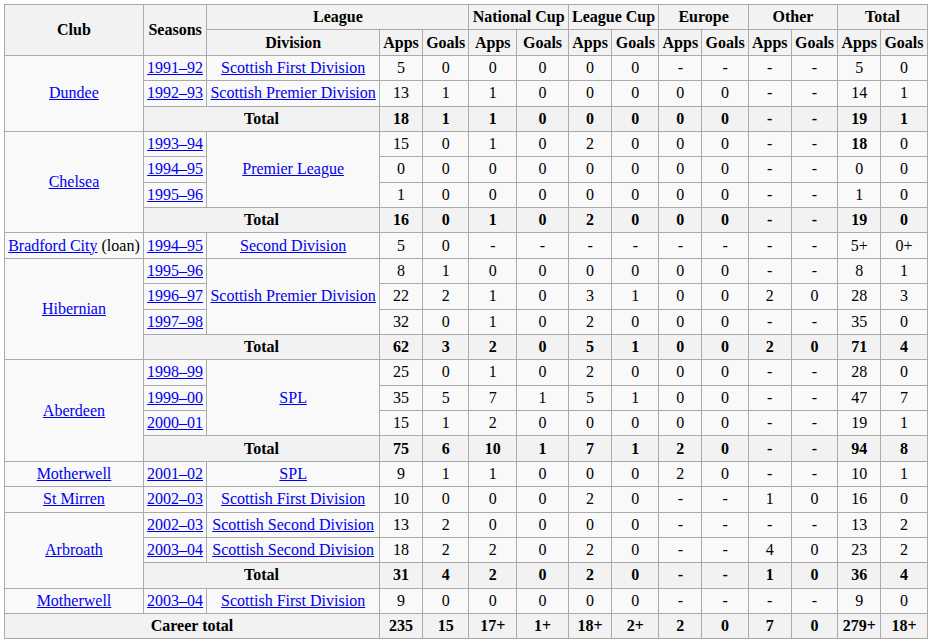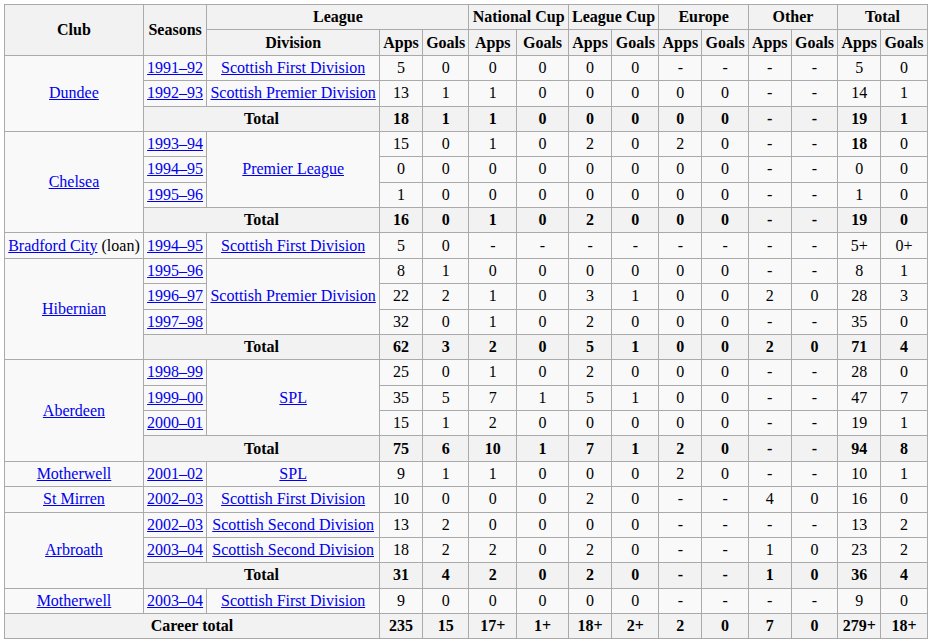(680, 144) 0 -> (680, 144) 2
(293, 245) Second Division -> (293, 245) Scottish First Division
(770, 499) 1 -> (770, 499) 4
(770, 550) 4 -> (770, 550) 1
